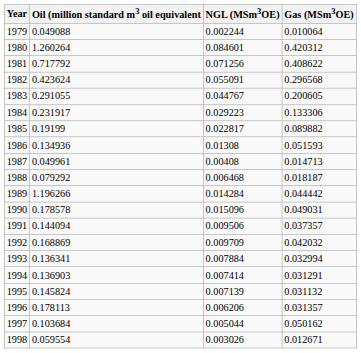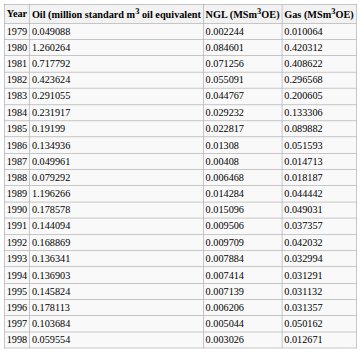(225, 112) 0.029223 -> (225, 112) 0.029232
